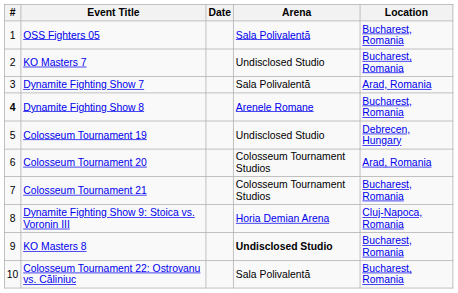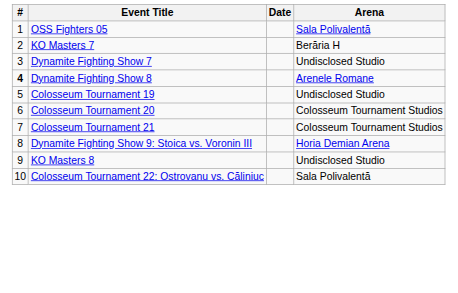- column: (406, 13)
(280, 63) Undisclosed Studio -> (318, 46) Berăria H
(273, 85) Sala Polivalentă -> (340, 62) Undisclosed Studio
(284, 247) bold -> (340, 160) normal
